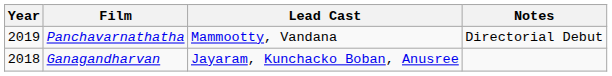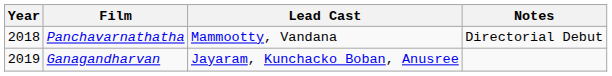(24, 38) 2019 -> (24, 38) 2018
(24, 60) 2018 -> (24, 60) 2019
